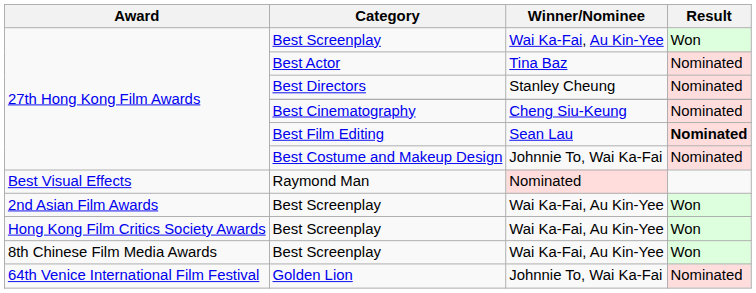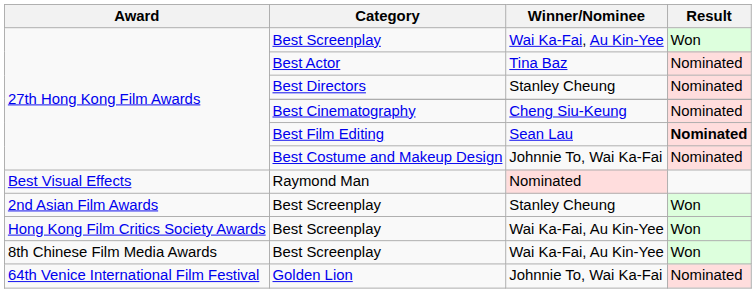(586, 205) Wai Ka-Fai, Au Kin-Yee -> (562, 205) Stanley Cheung
